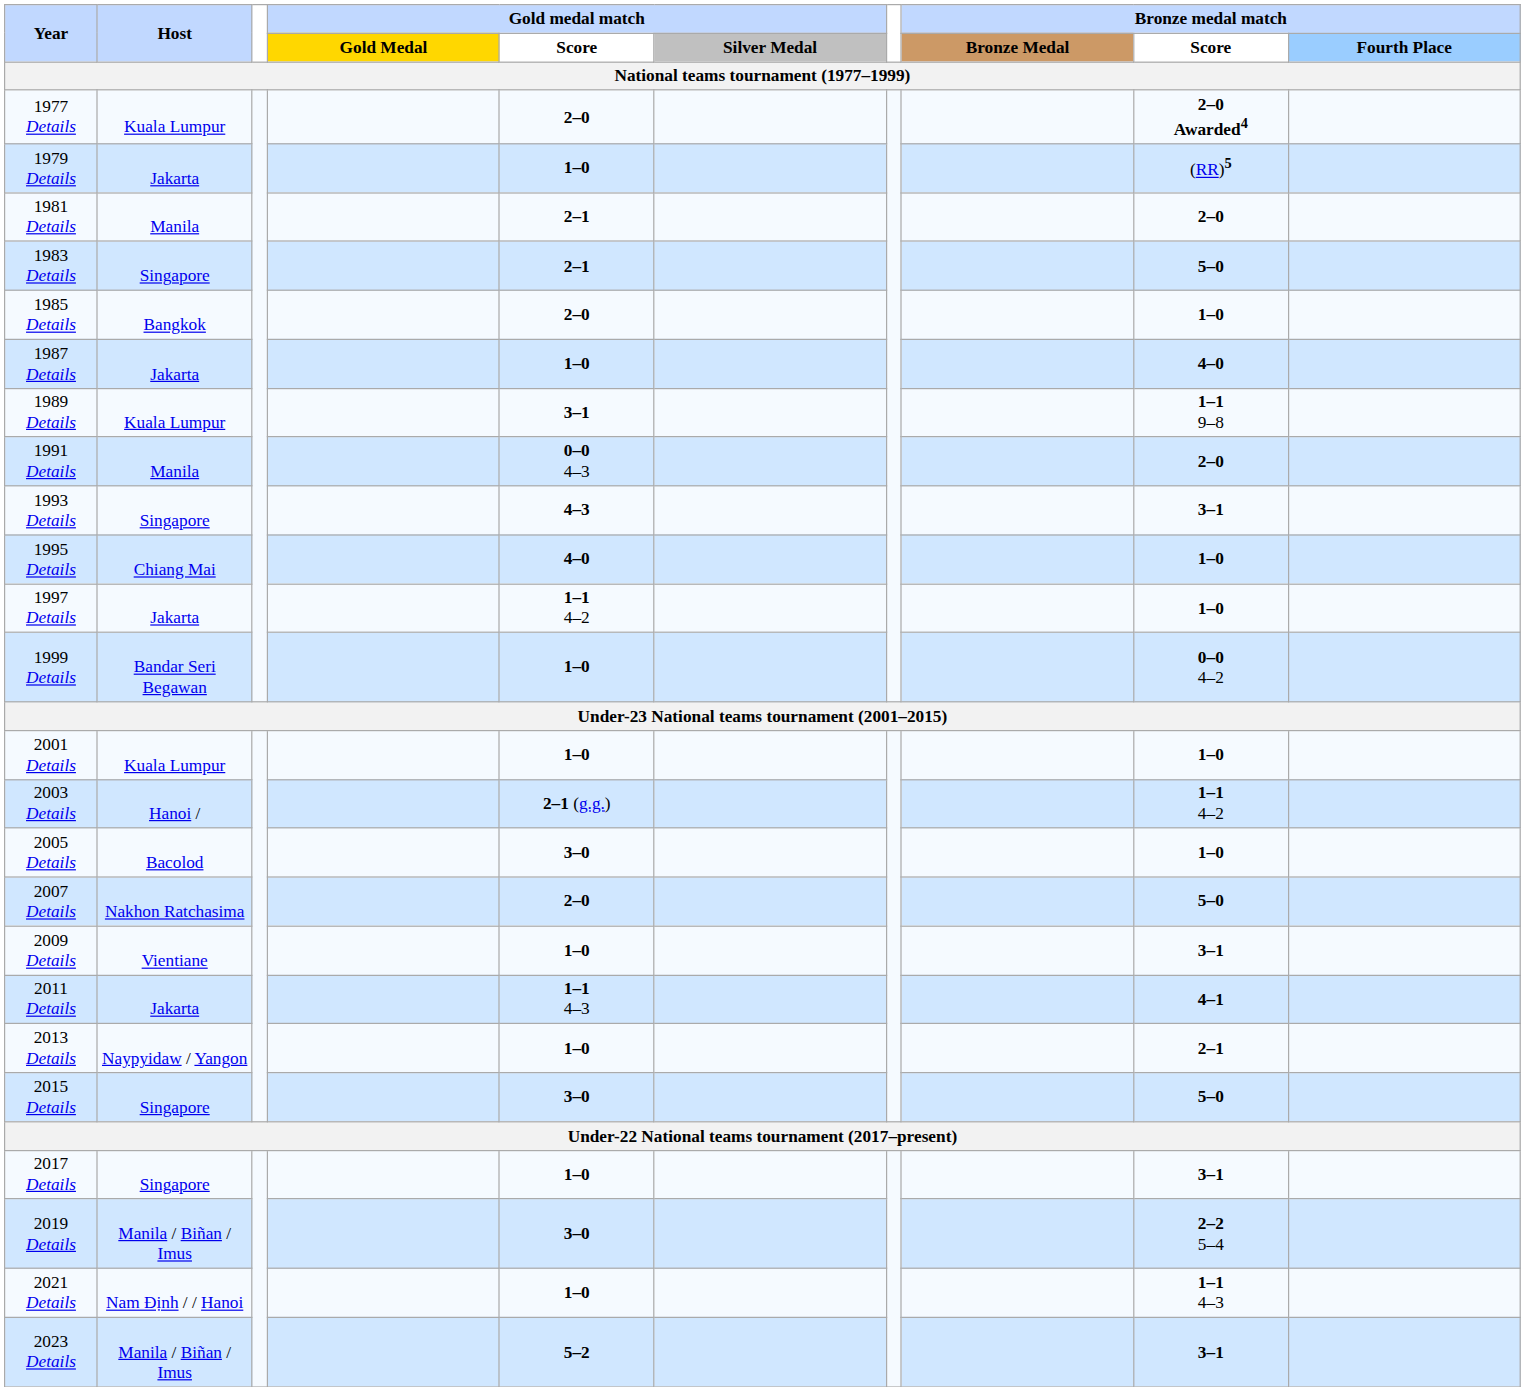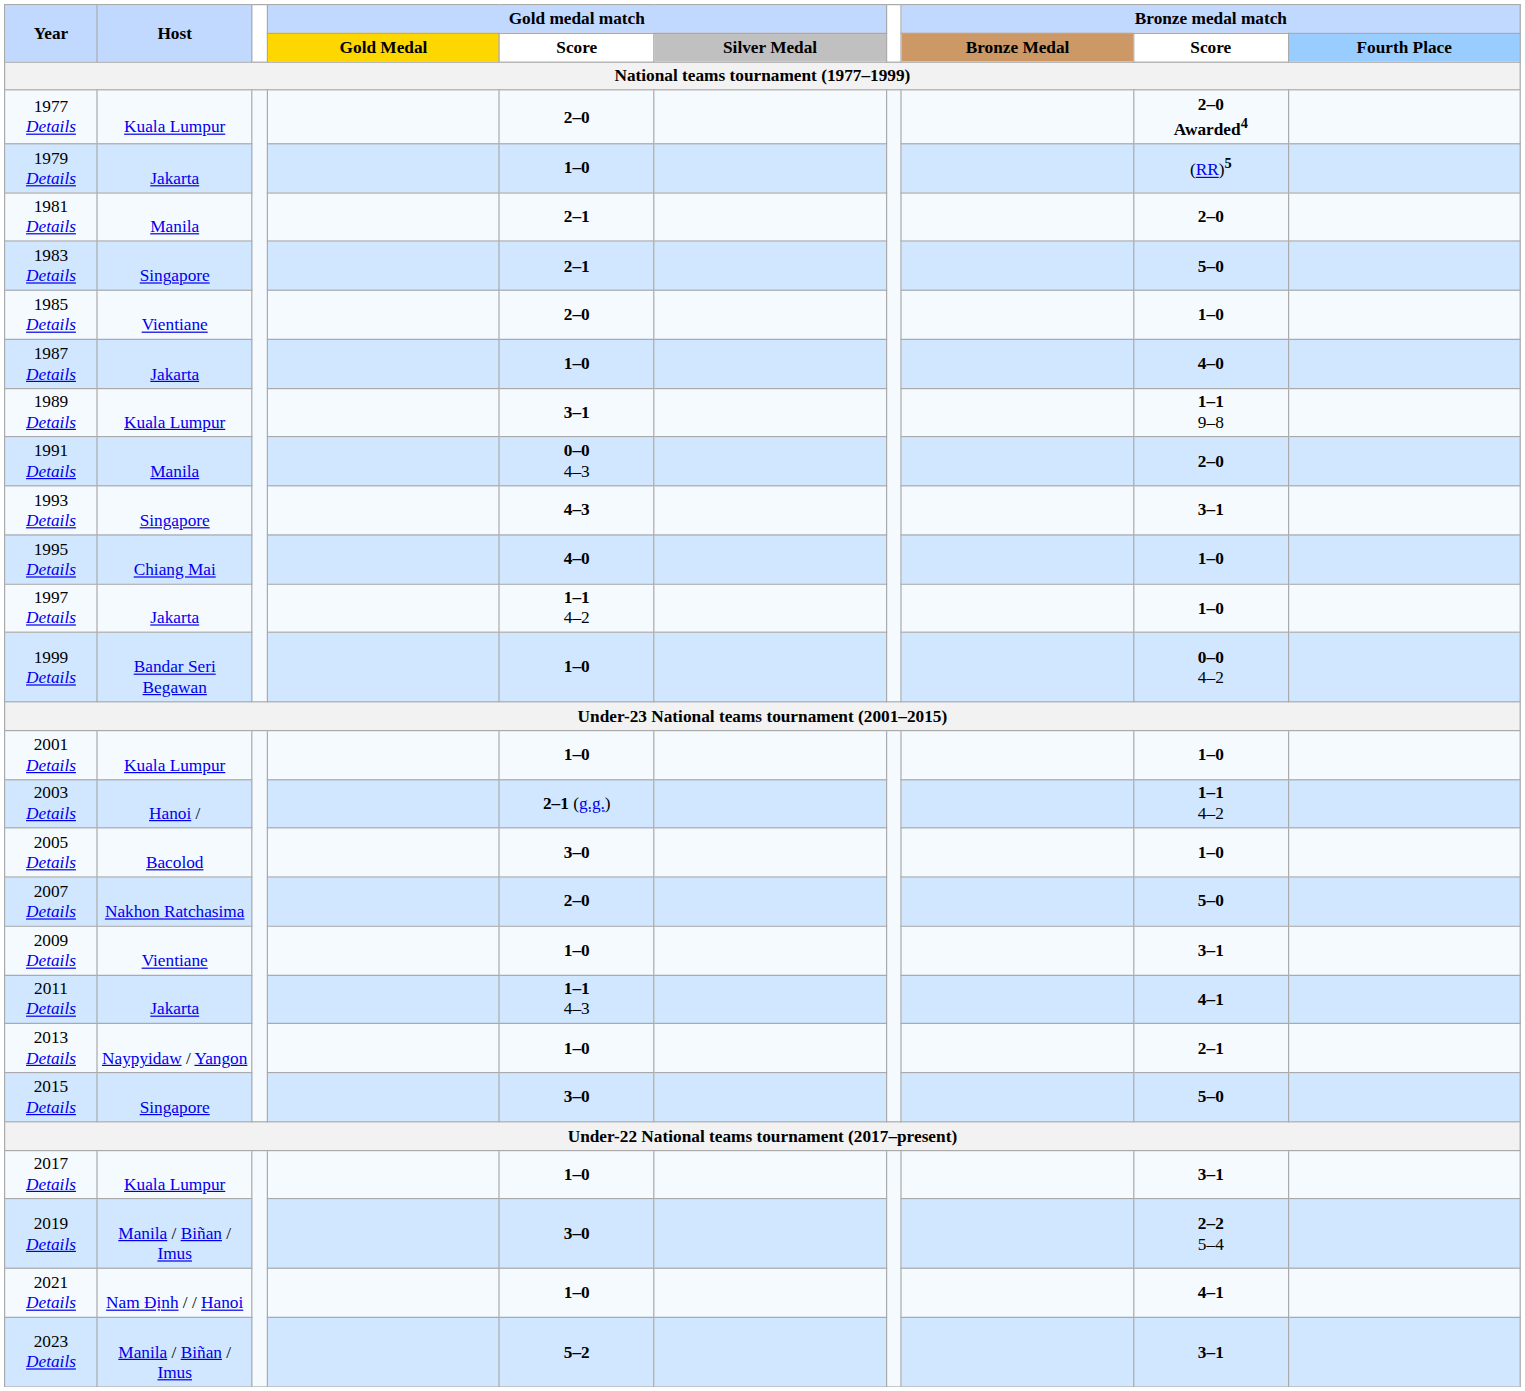(175, 325) Bangkok -> (175, 325) Vientiane
(175, 1184) Singapore -> (175, 1184) Kuala Lumpur
(1211, 1292) 1–1 4–3 -> (1211, 1292) 4–1
